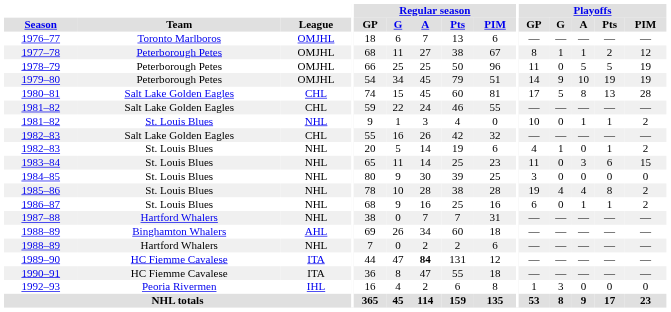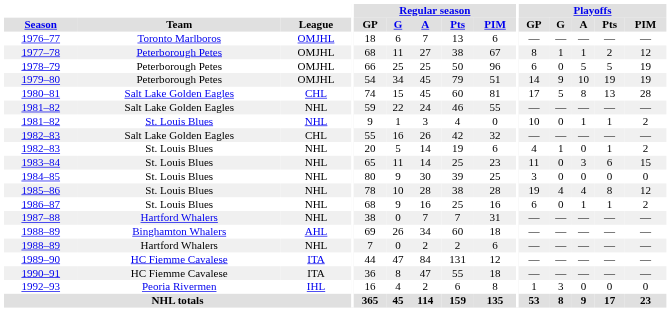(534, 66) 11 -> (534, 66) 6
(316, 107) CHL -> (316, 107) NHL
(645, 190) 2 -> (645, 190) 12
(425, 259) bold -> (425, 259) normal
